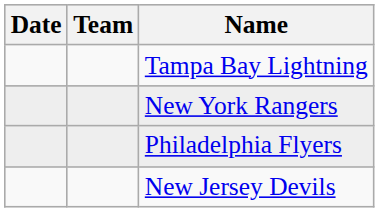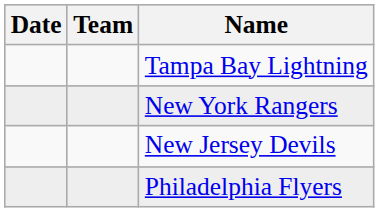rows swapped: (240, 186) <-> (243, 145)
